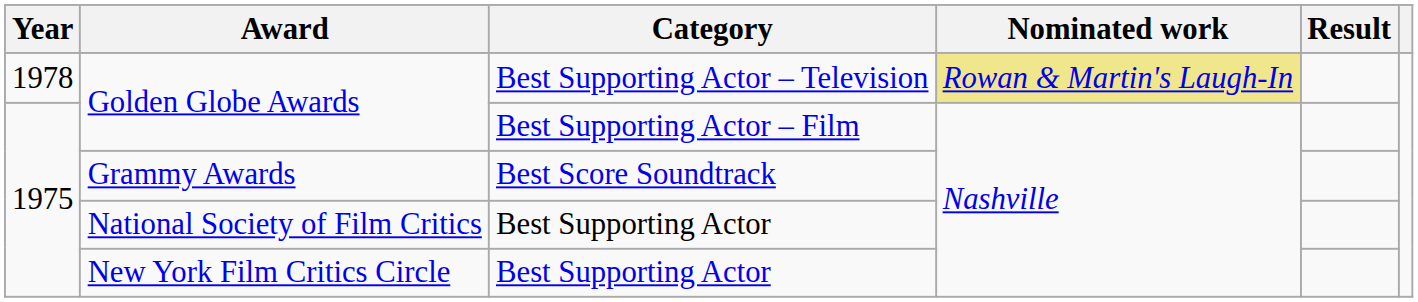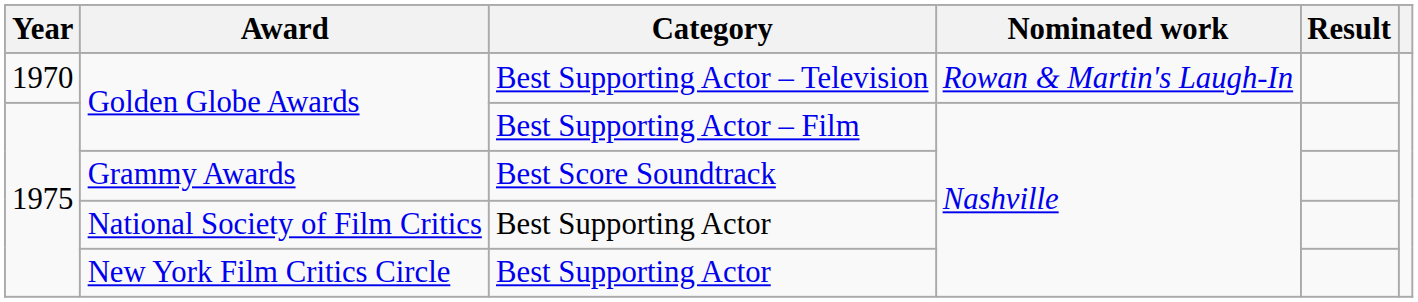(43, 77) 1978 -> (43, 77) 1970
(1118, 77) khaki background -> (1118, 77) no background
